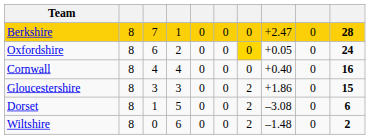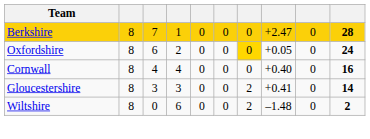(278, 87) +1.86 -> (278, 87) +0.41
(348, 87) 15 -> (348, 87) 14
- row: (23, 106)
